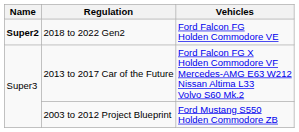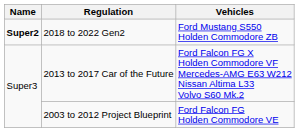(228, 32) Ford Falcon FG Holden Commodore VE -> (228, 32) Ford Mustang S550 Holden Commodore ZB
(228, 114) Ford Mustang S550 Holden Commodore ZB -> (228, 114) Ford Falcon FG Holden Commodore VE
